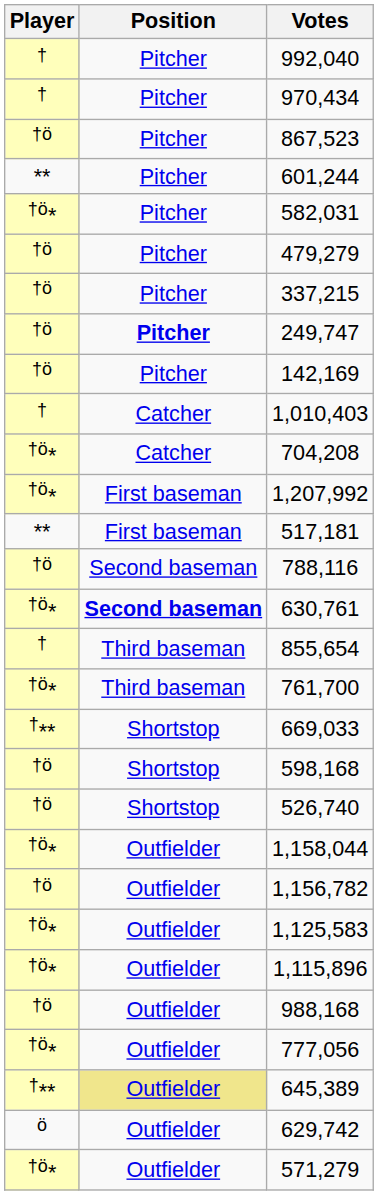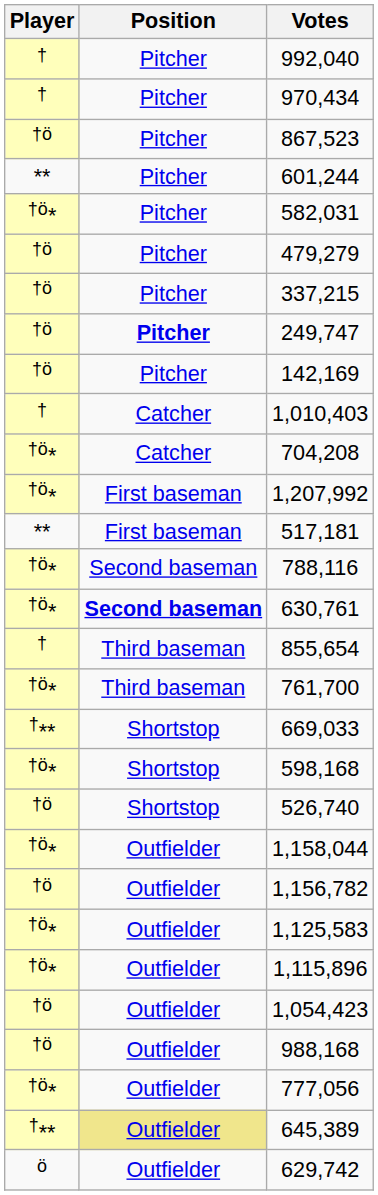(42, 564) †ö -> (42, 568) †ö*
(42, 764) †ö -> (42, 768) †ö*
+ row: (320, 1009)
- row: (320, 1169)
